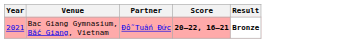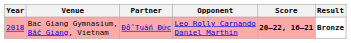+ column: (215, 10)
(15, 27) 2021 -> (15, 27) 2018
